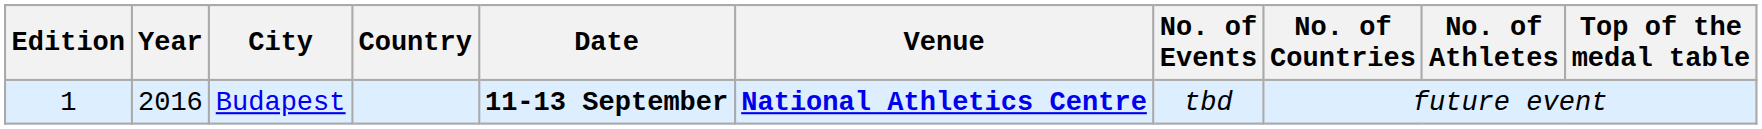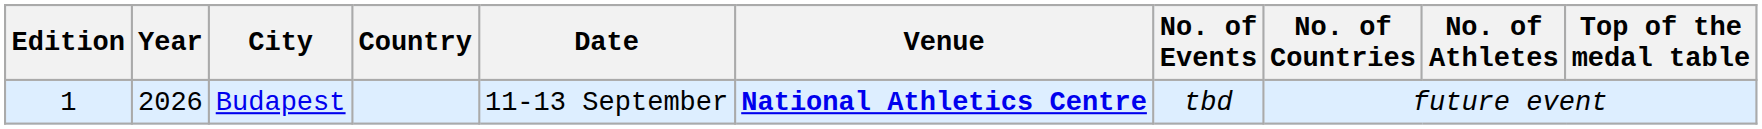(170, 102) 2016 -> (170, 102) 2026
(607, 102) bold -> (607, 102) normal
